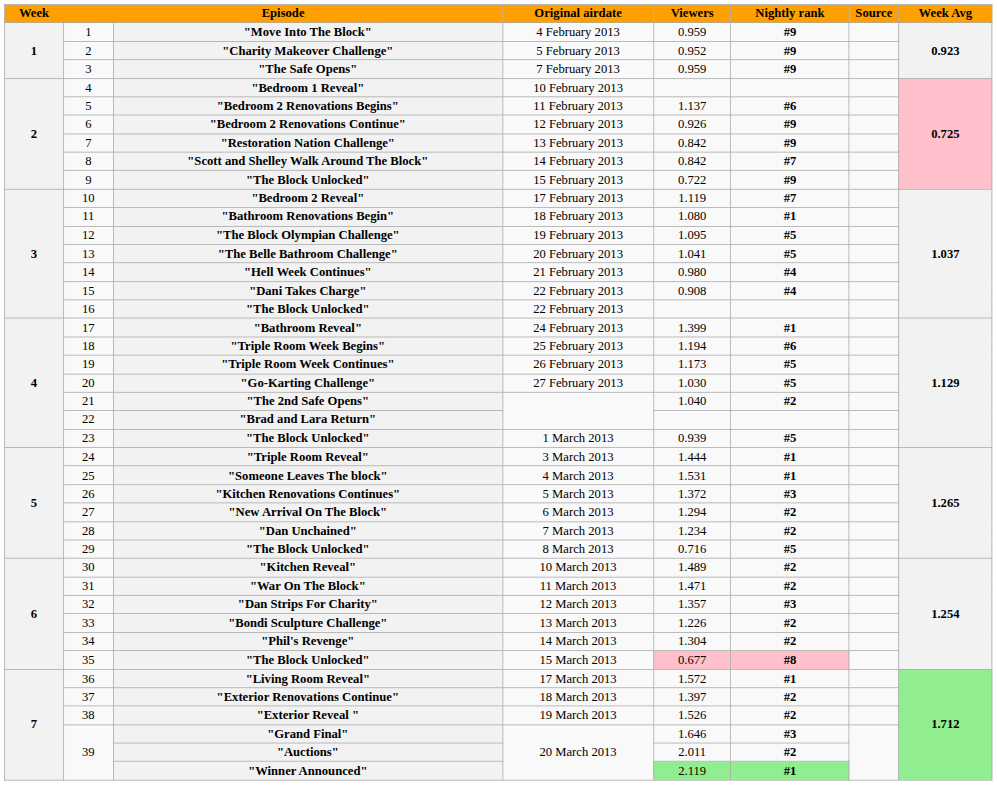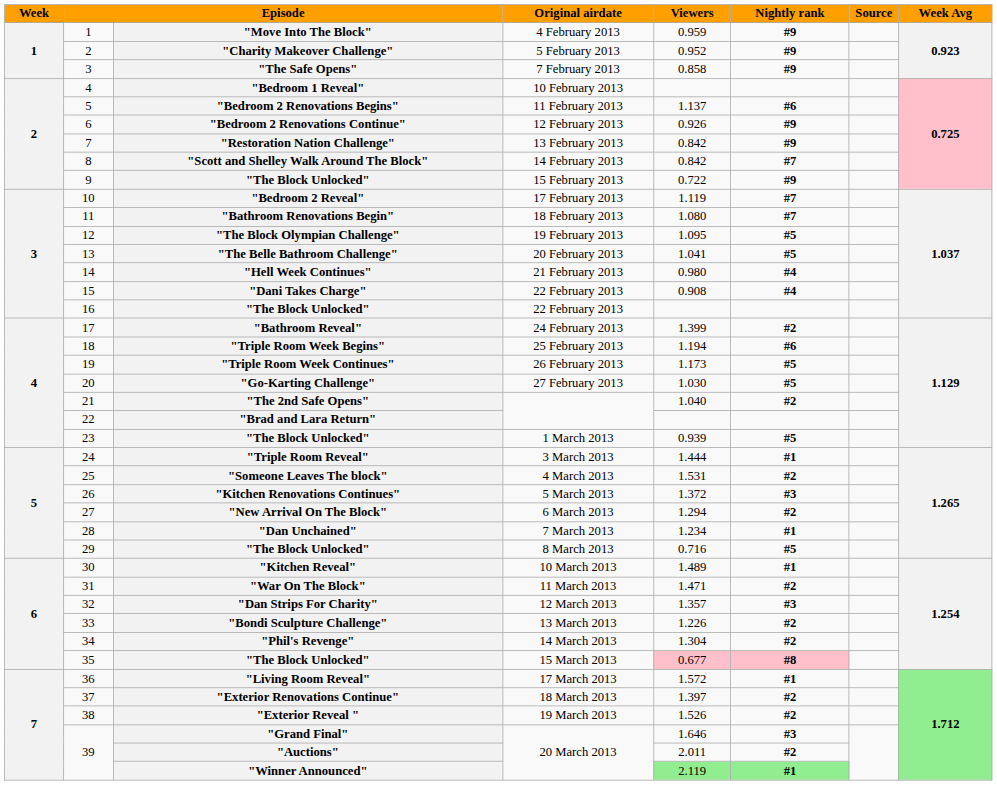(692, 69) 0.959 -> (692, 69) 0.858
(790, 216) #1 -> (790, 216) #7
(790, 327) #1 -> (790, 327) #2
(790, 475) #1 -> (790, 475) #2
(790, 530) #2 -> (790, 530) #1
(790, 567) #2 -> (790, 567) #1
